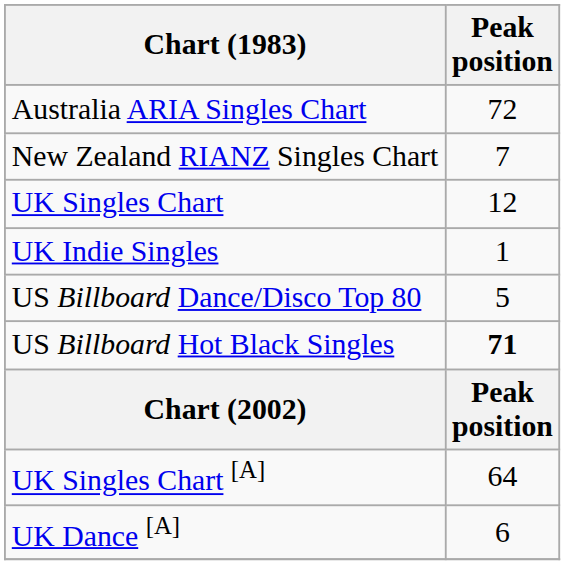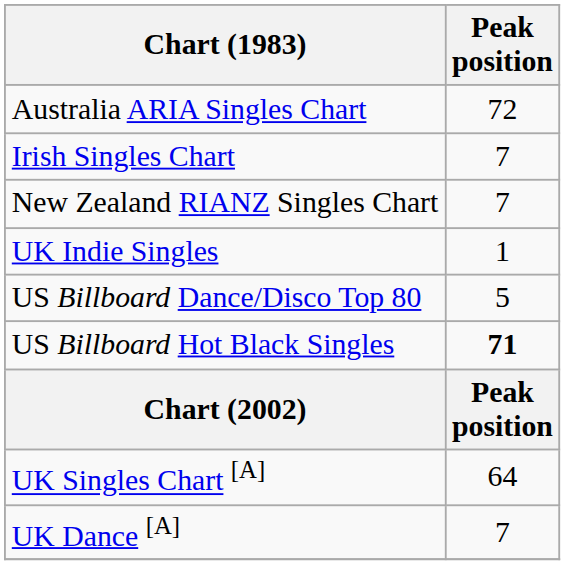+ row: (123, 155)
- row: (118, 203)
(502, 531) 6 -> (502, 531) 7
